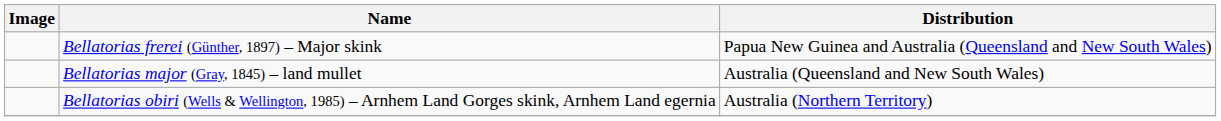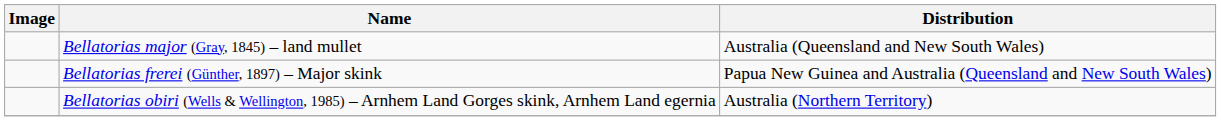rows swapped: (223, 45) <-> (212, 73)
